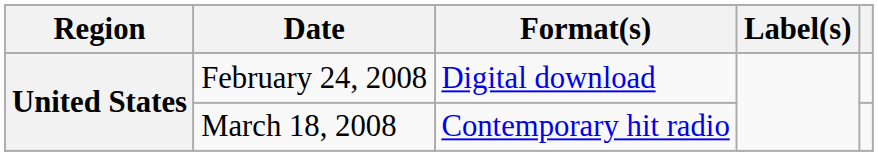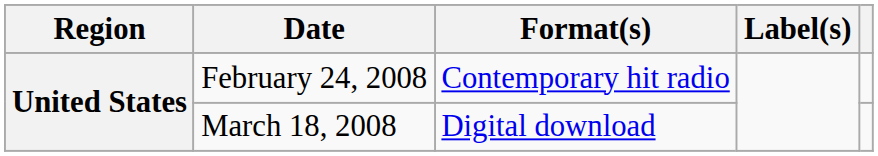(548, 77) Digital download -> (586, 77) Contemporary hit radio
(586, 126) Contemporary hit radio -> (548, 126) Digital download
